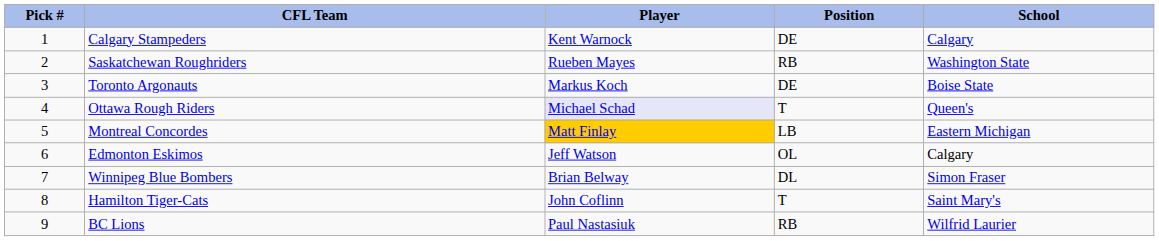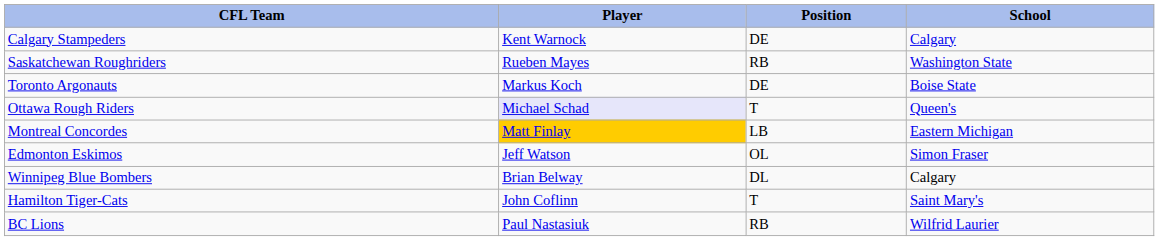- column: (45, 16)
(950, 154) Calgary -> (949, 154) Simon Fraser
(966, 177) Simon Fraser -> (933, 177) Calgary
